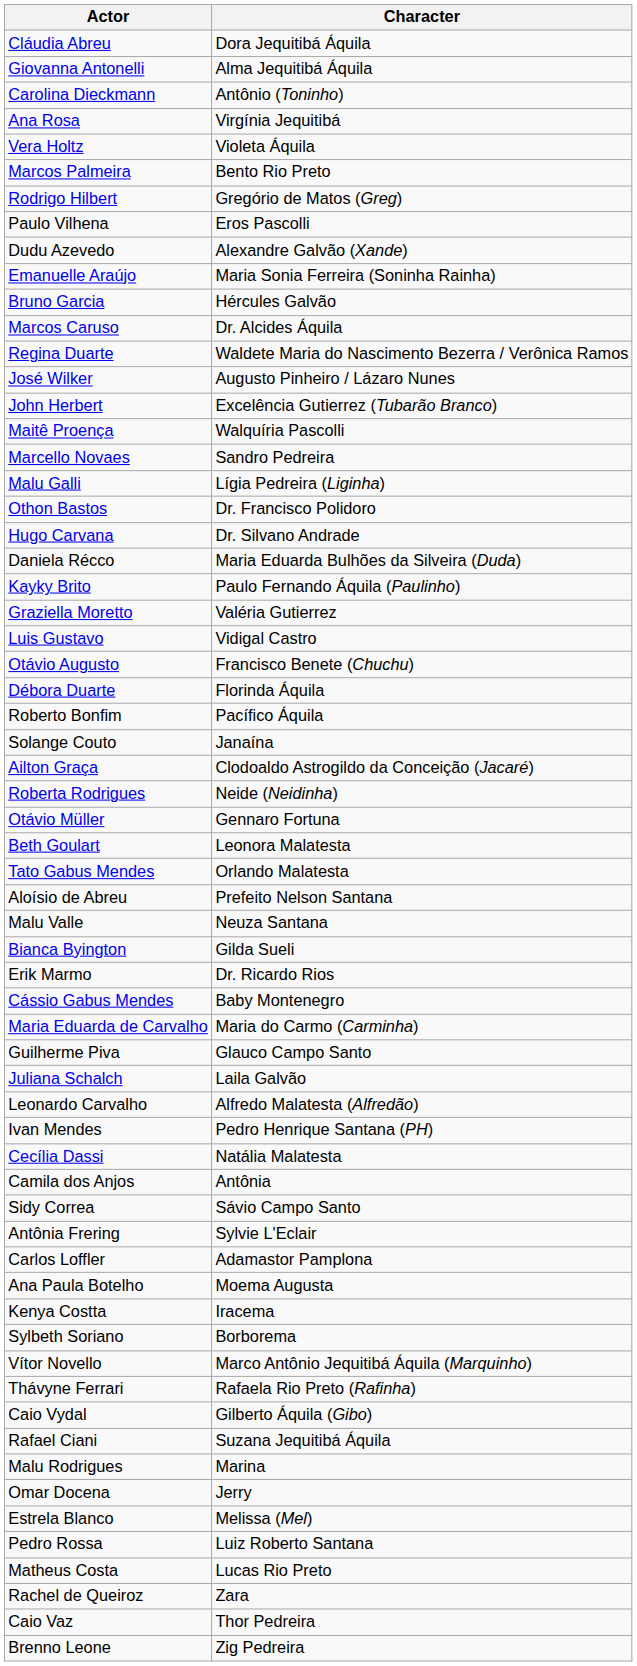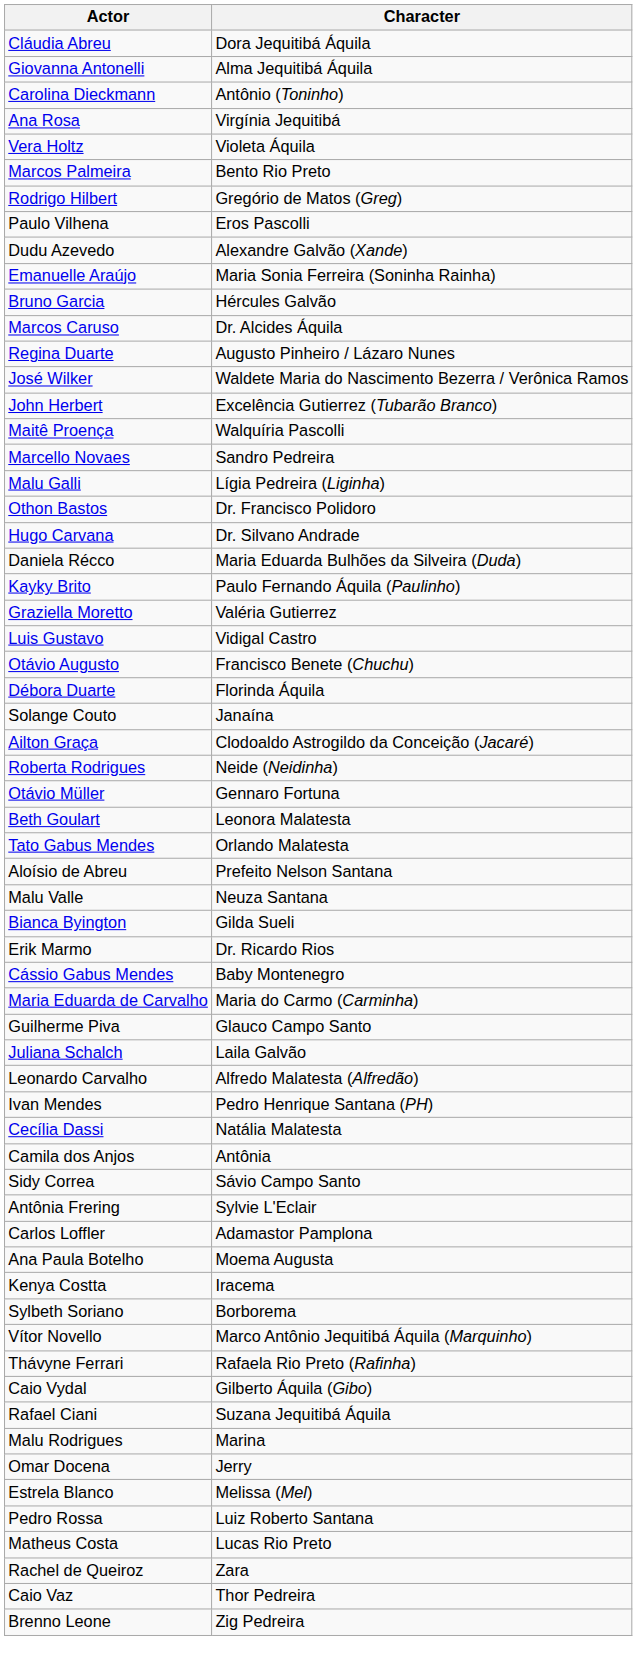(422, 353) Waldete Maria do Nascimento Bezerra / Verônica Ramos -> (335, 353) Augusto Pinheiro / Lázaro Nunes
(335, 379) Augusto Pinheiro / Lázaro Nunes -> (422, 379) Waldete Maria do Nascimento Bezerra / Verônica Ramos
- row: (65, 716)
